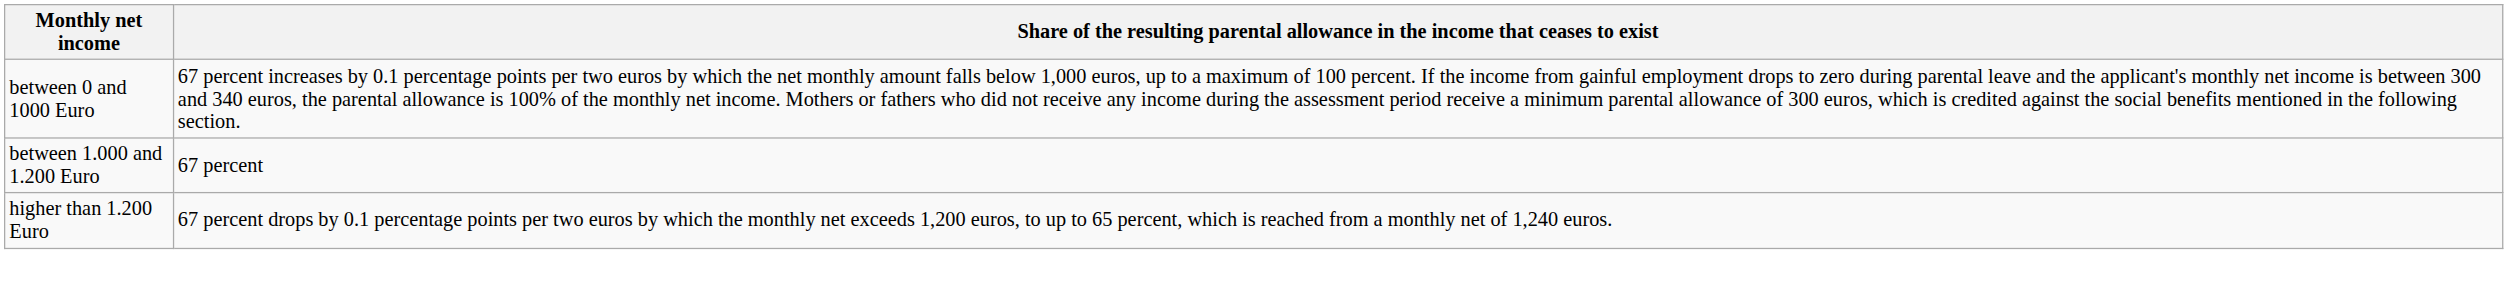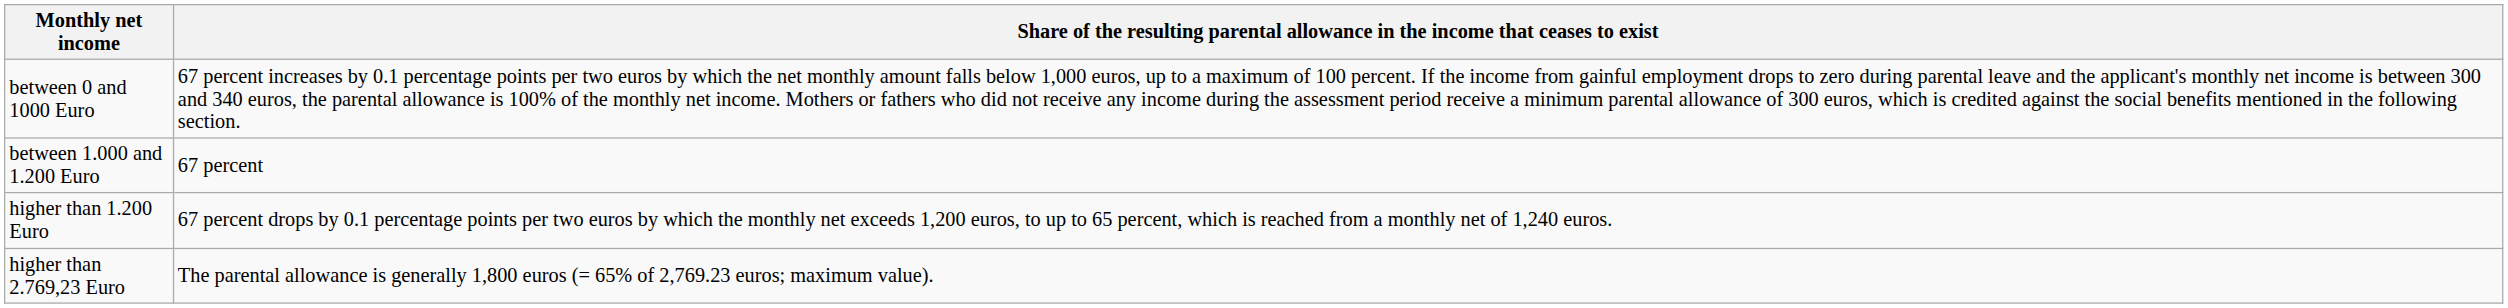+ row: (67, 275)
